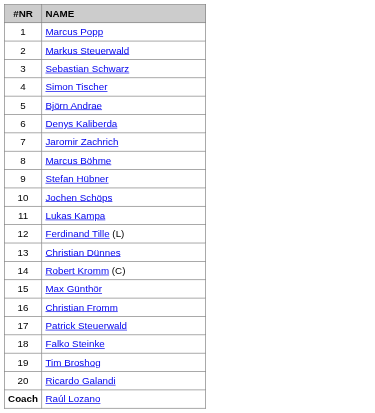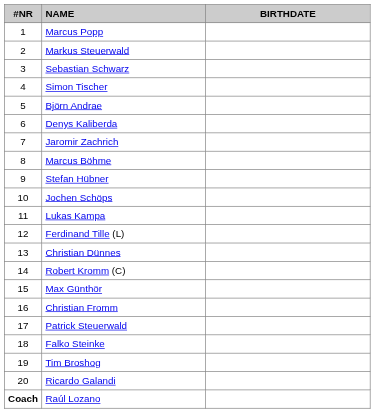+ column: (288, 14)
